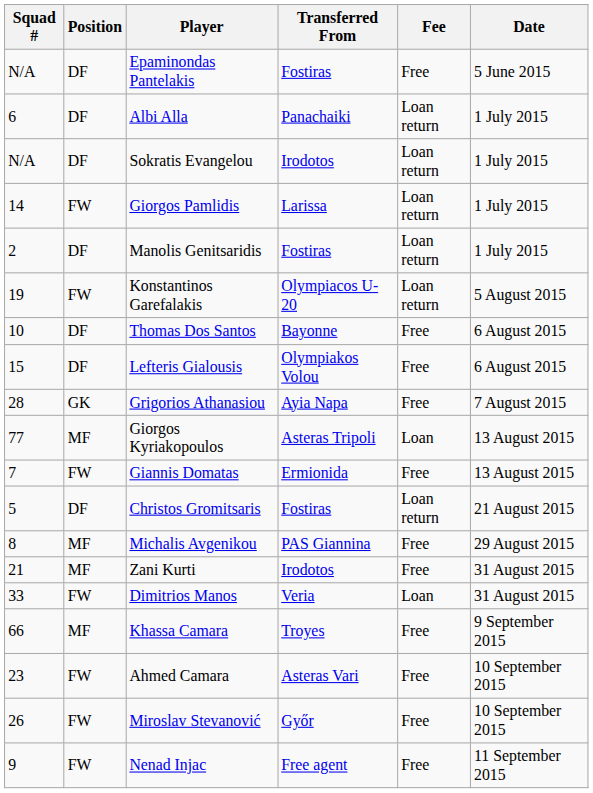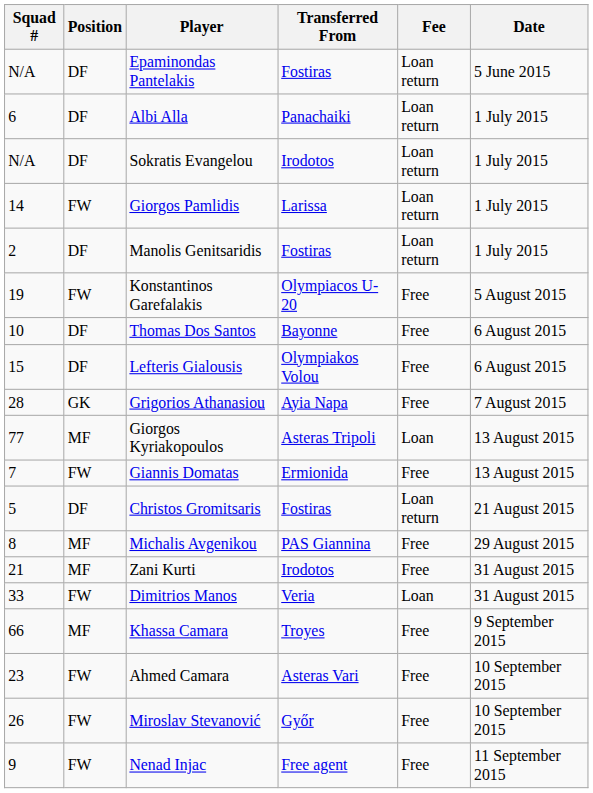(415, 71) Free -> (420, 71) Loan return
(420, 295) Loan return -> (415, 295) Free
